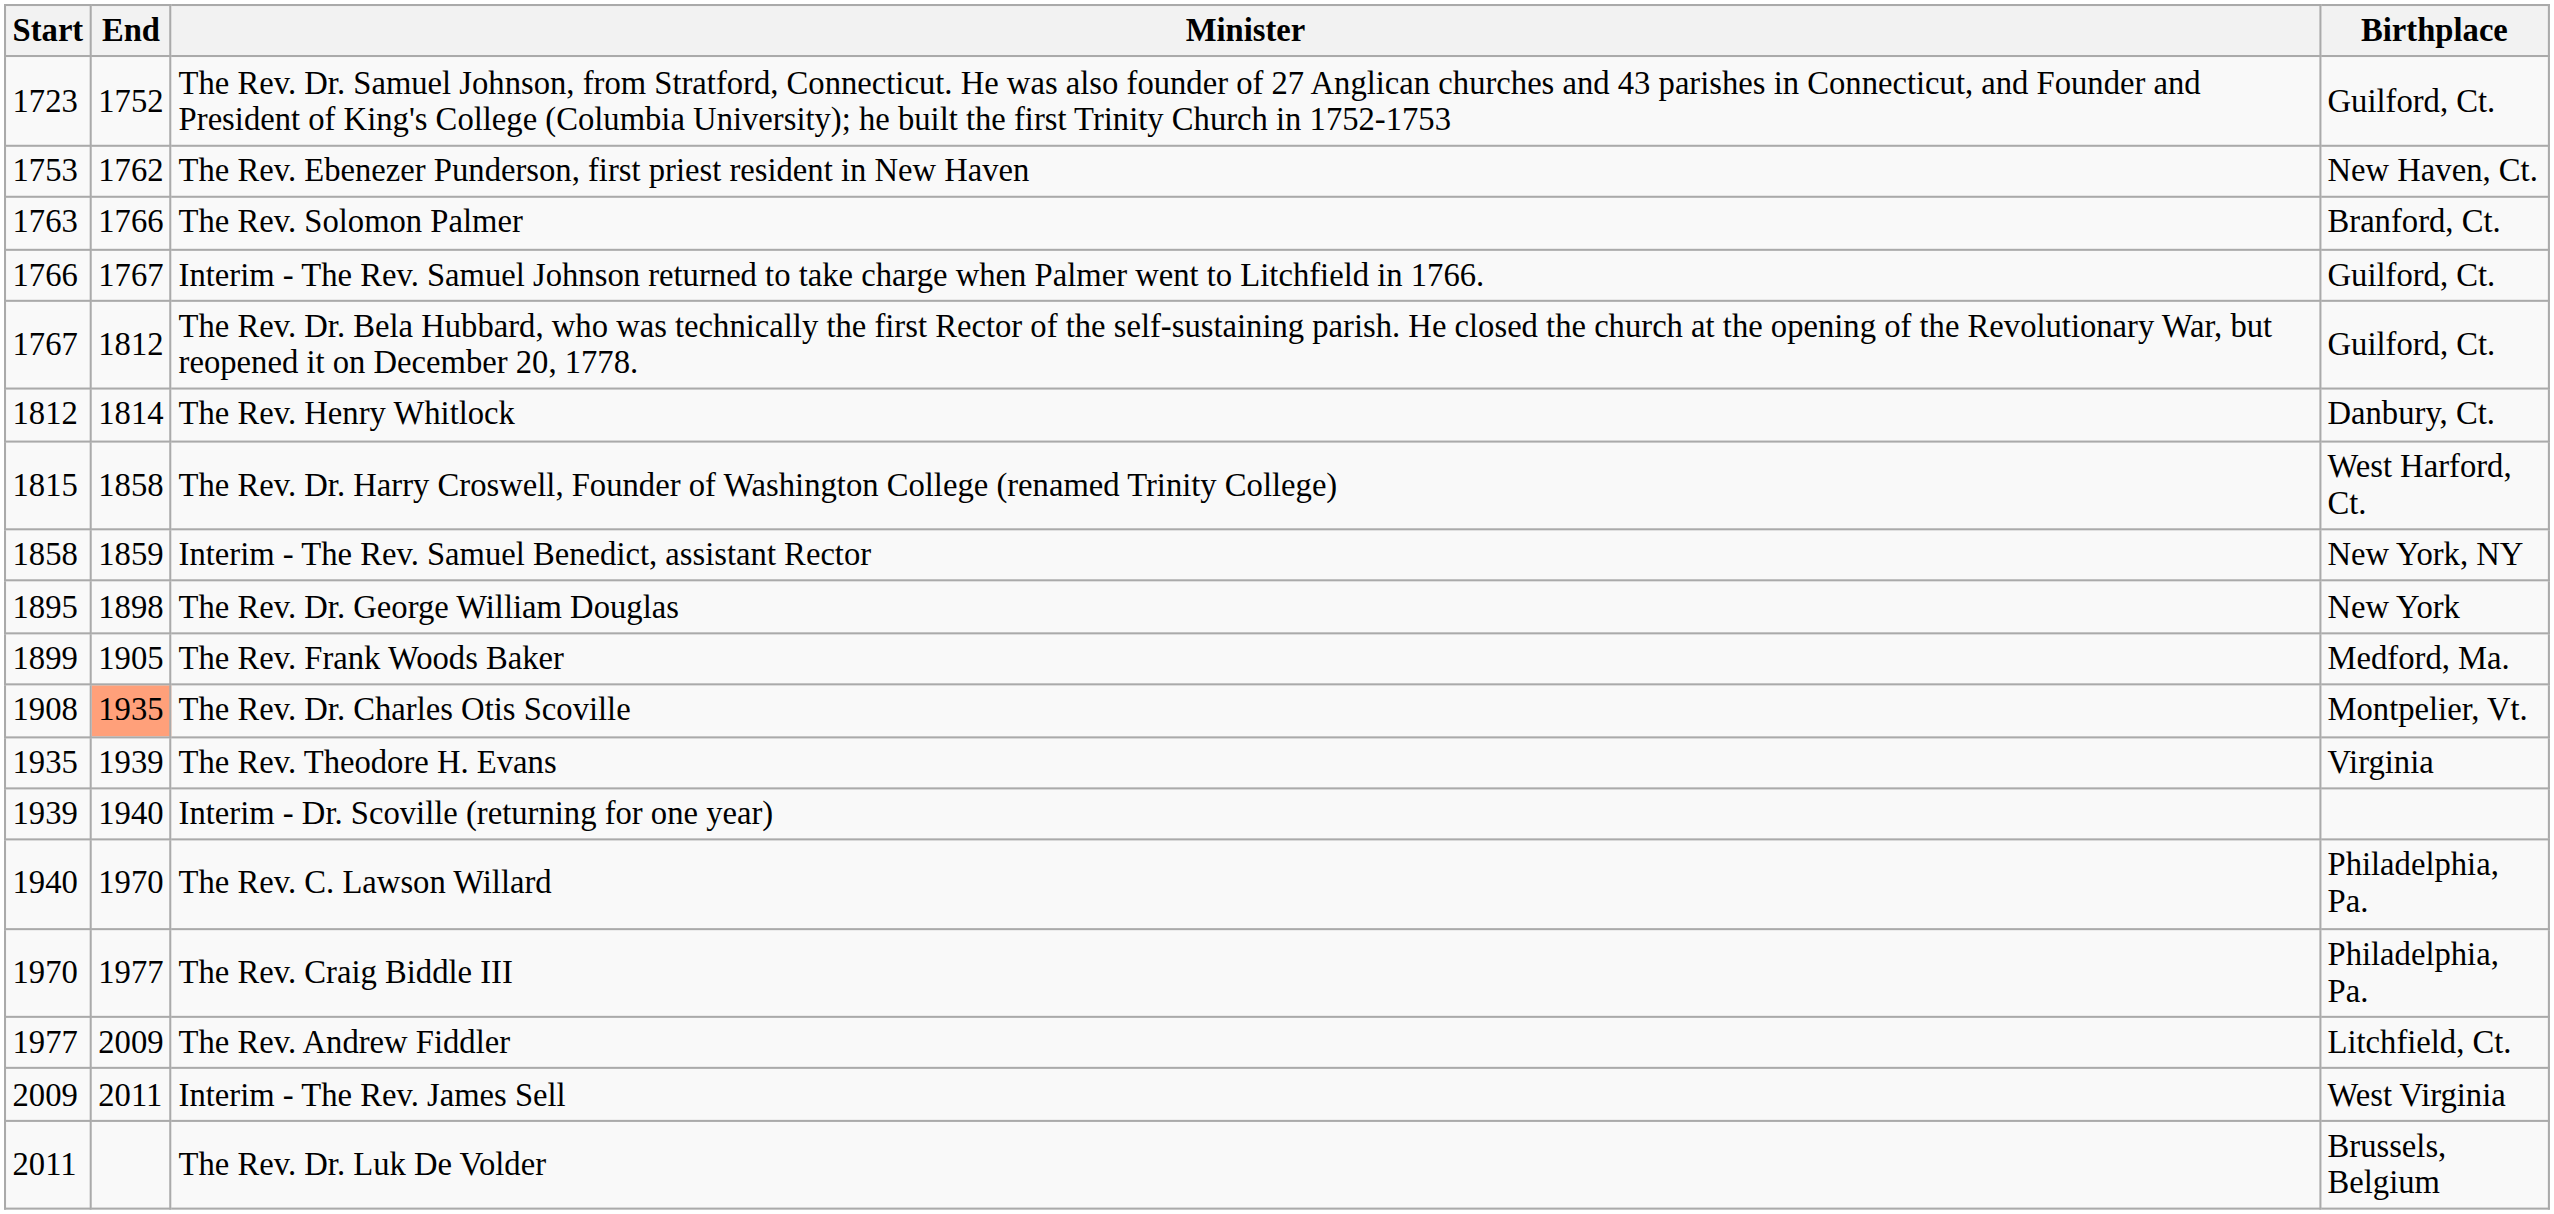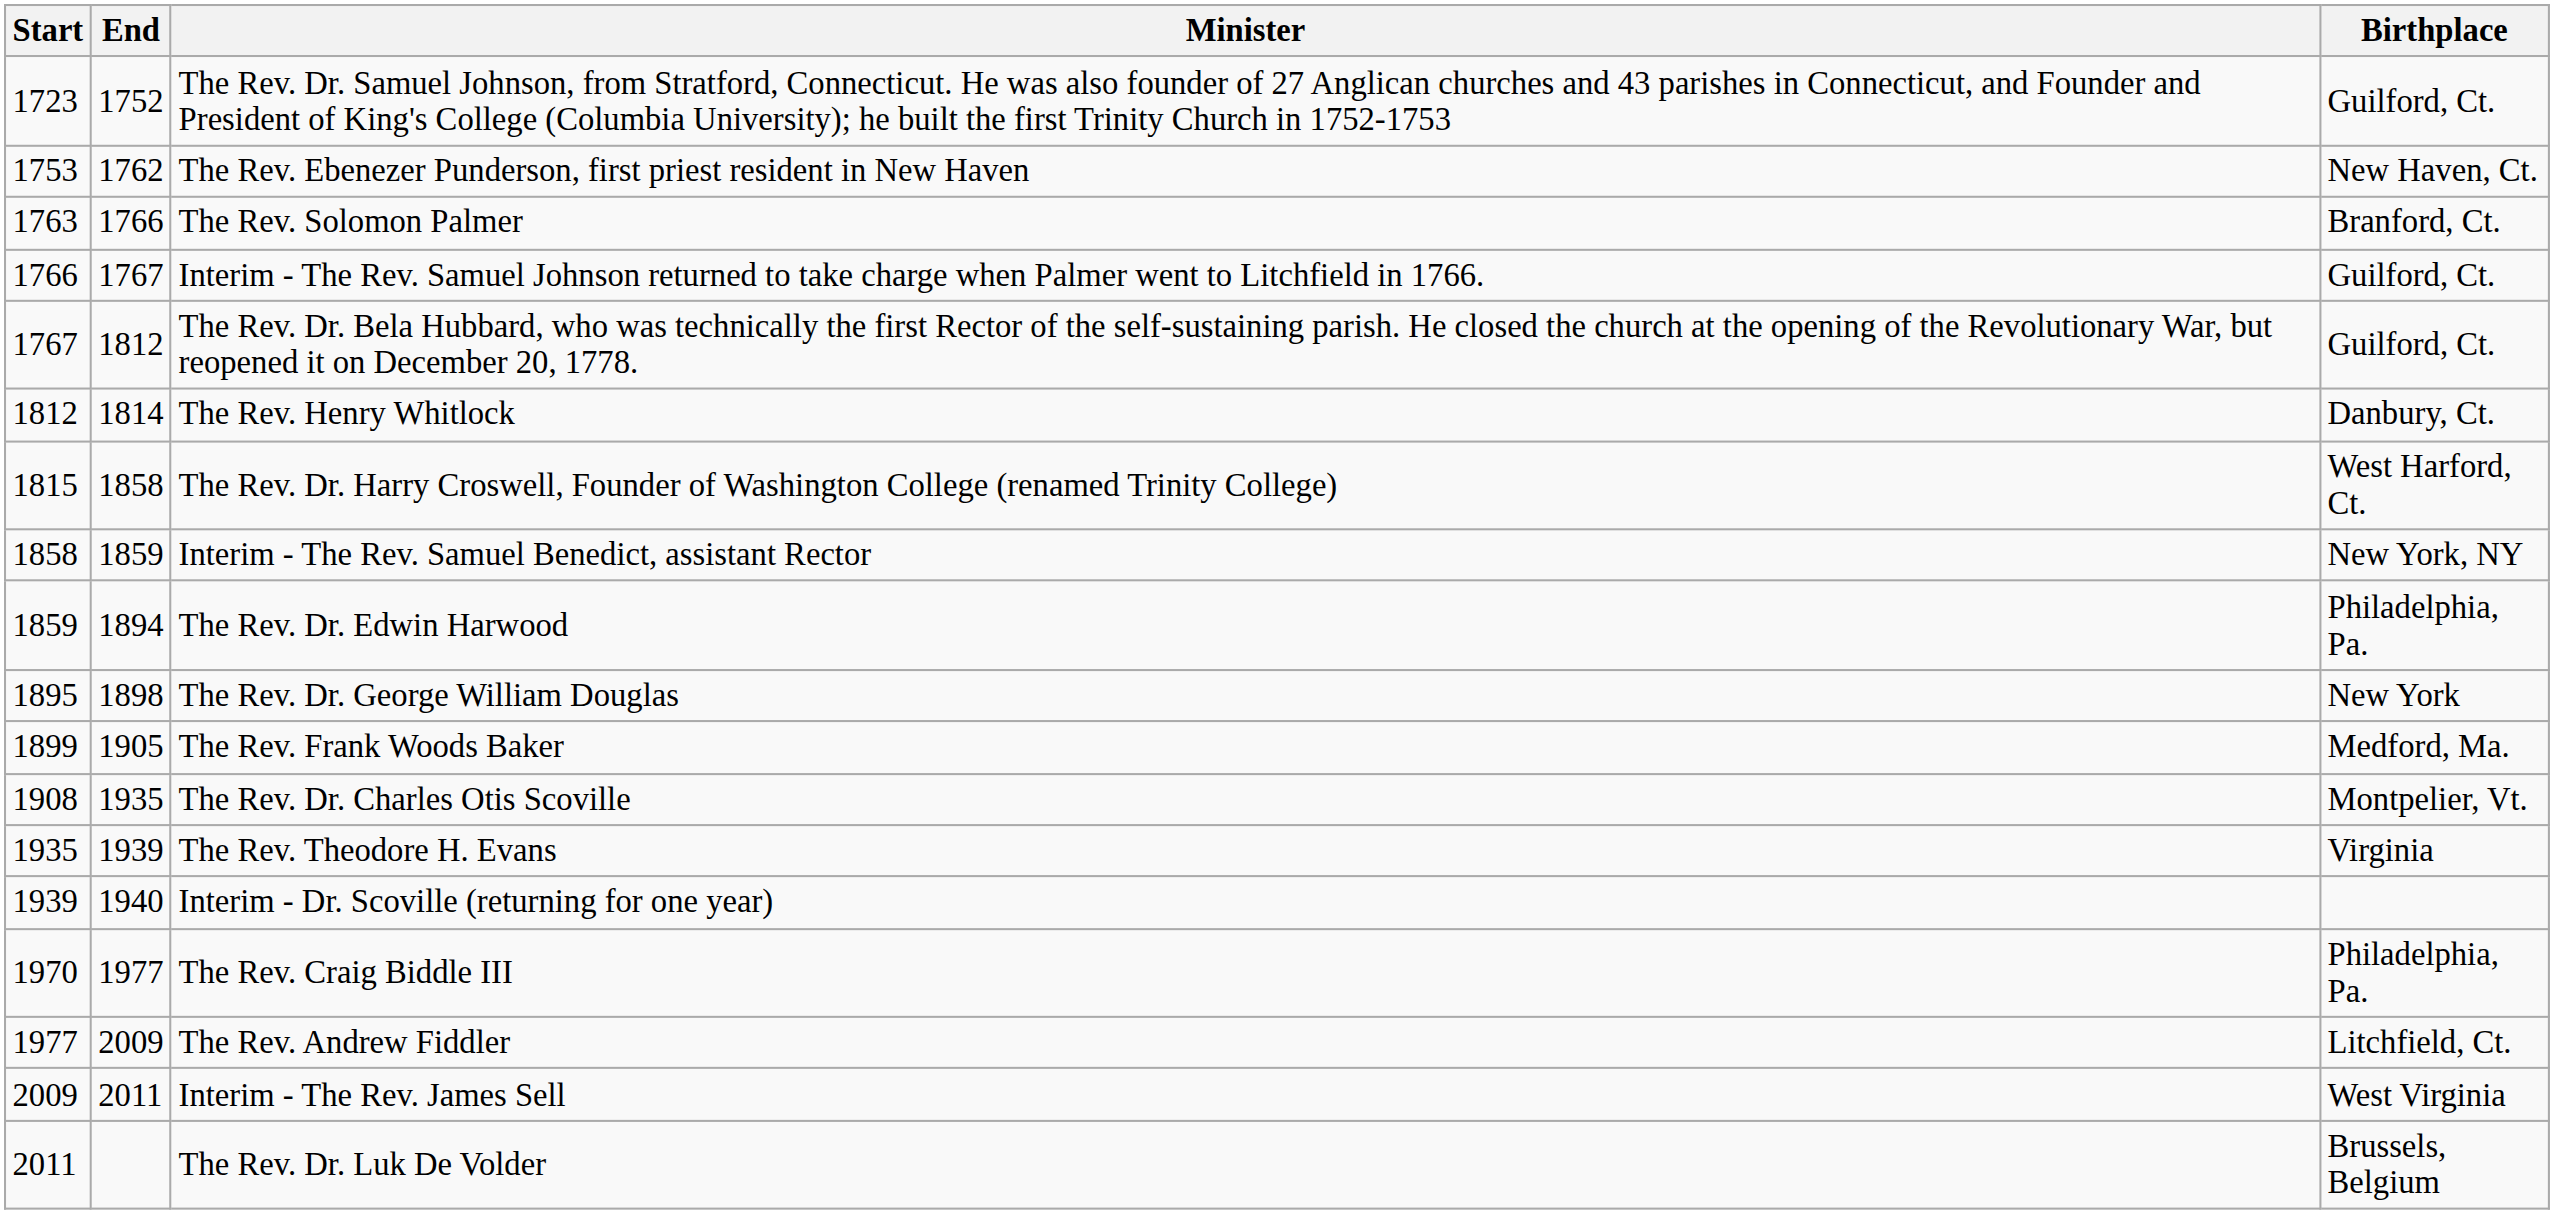+ row: (373, 624)
(131, 709) lightsalmon background -> (131, 798) no background
- row: (365, 883)
